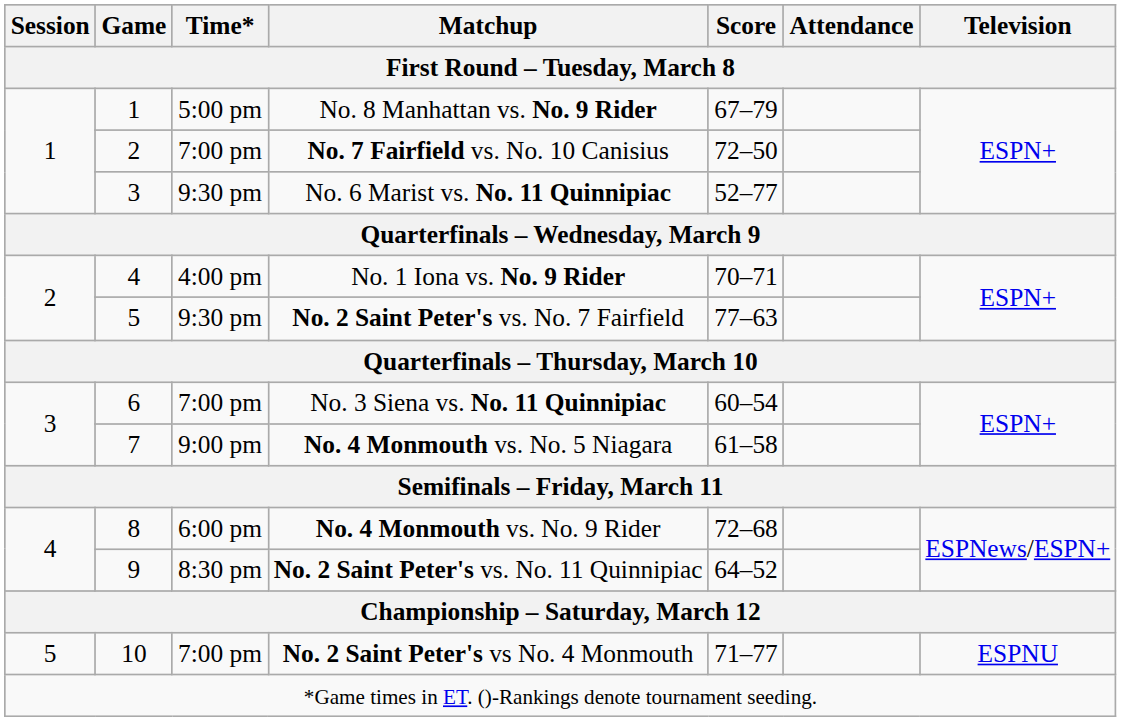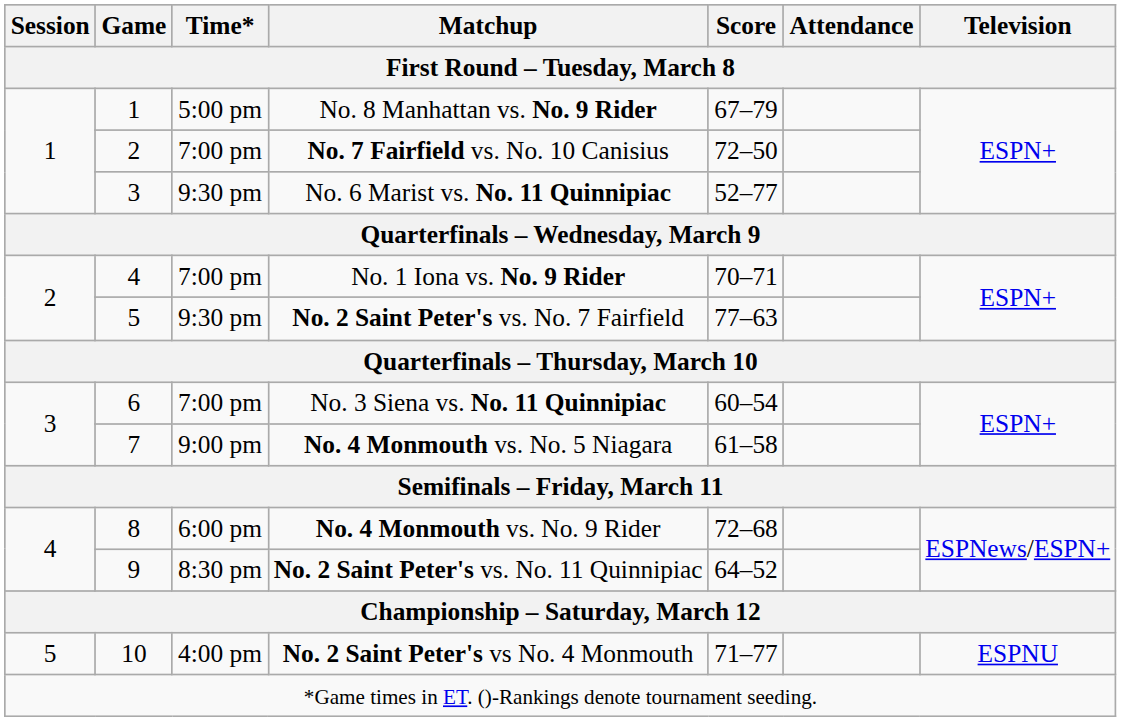(220, 276) 4:00 pm -> (220, 276) 7:00 pm
(220, 653) 7:00 pm -> (220, 653) 4:00 pm
